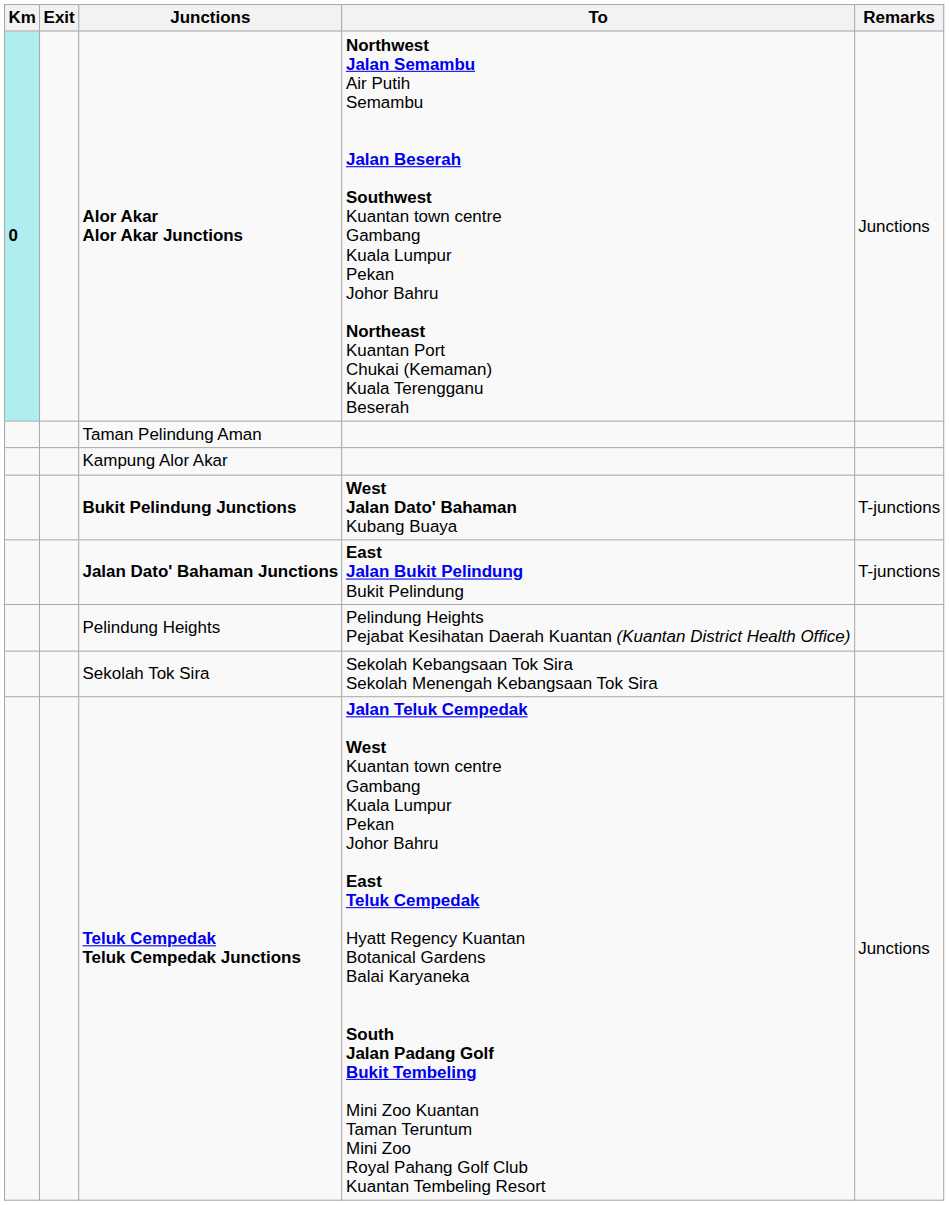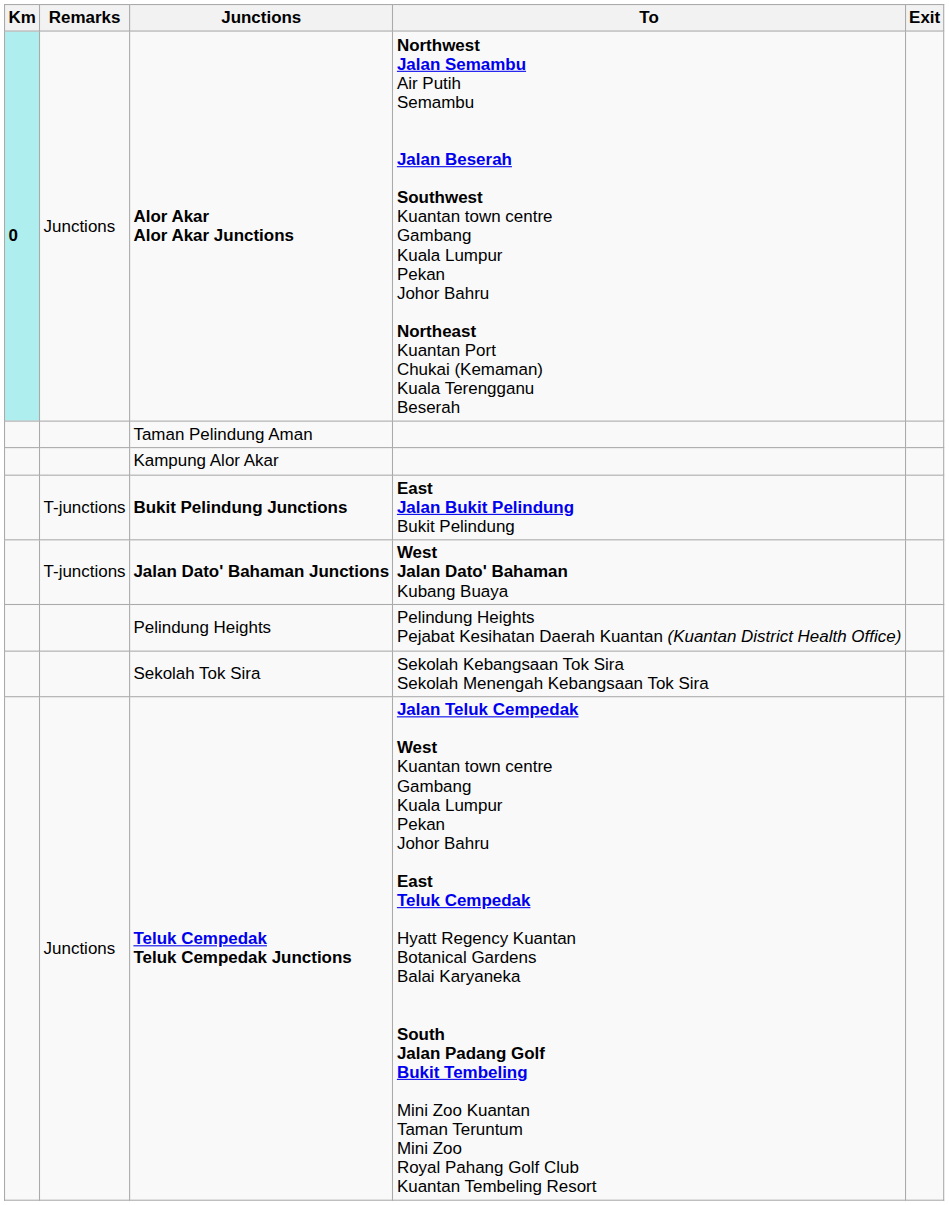columns swapped: (59, 17) <-> (899, 17)
(431, 507) West Jalan Dato' Bahaman Kubang Buaya -> (485, 507) East Jalan Bukit Pelindung Bukit Pelindung
(435, 572) East Jalan Bukit Pelindung Bukit Pelindung -> (482, 572) West Jalan Dato' Bahaman Kubang Buaya
